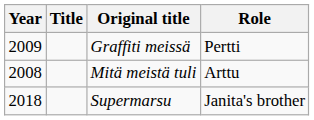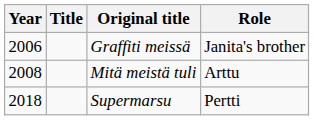(25, 46) 2009 -> (25, 46) 2006
(222, 46) Pertti -> (255, 46) Janita's brother
(255, 101) Janita's brother -> (222, 101) Pertti
